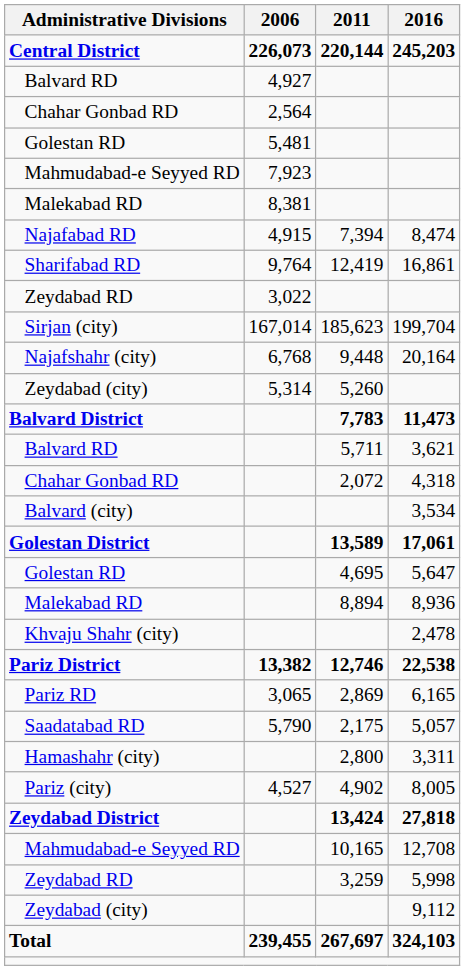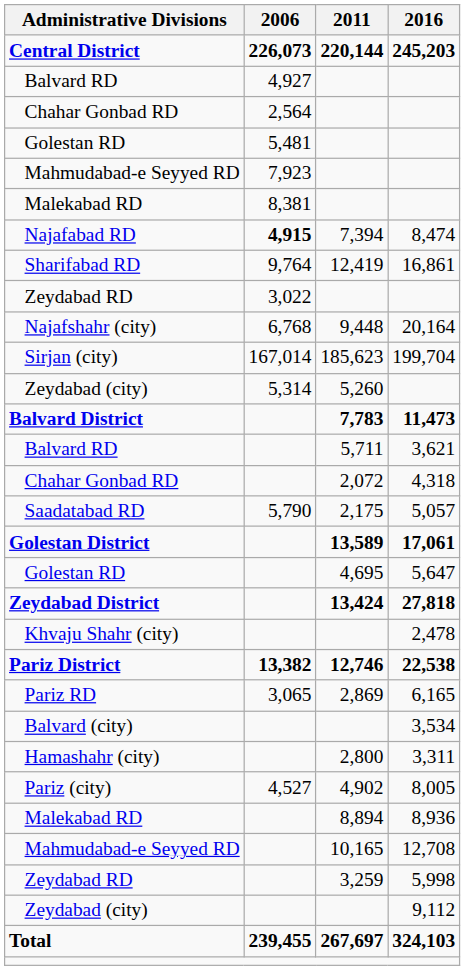(290, 234) normal -> (290, 234) bold
rows swapped: (90, 357) <-> (71, 326)
rows swapped: (79, 511) <-> (85, 726)
rows swapped: (83, 603) <-> (84, 818)
